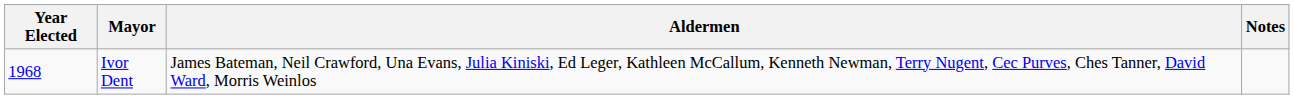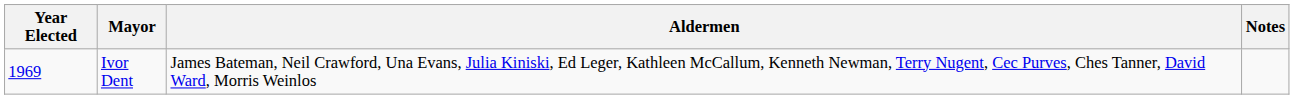(25, 71) 1968 -> (25, 71) 1969
